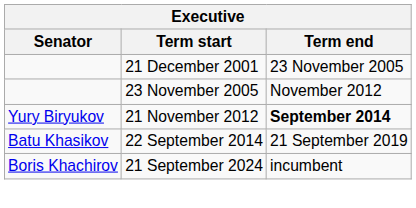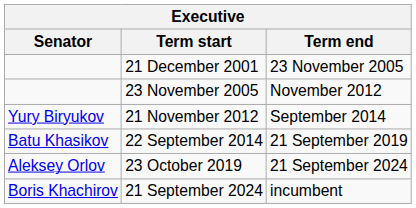(330, 116) bold -> (328, 116) normal
+ row: (184, 166)
